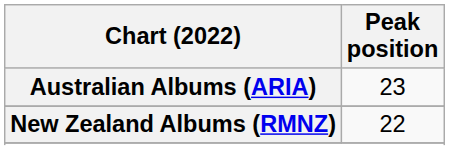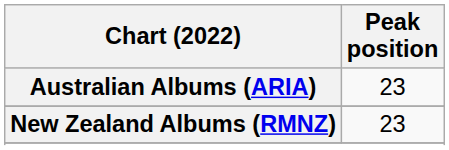(393, 124) 22 -> (393, 124) 23
